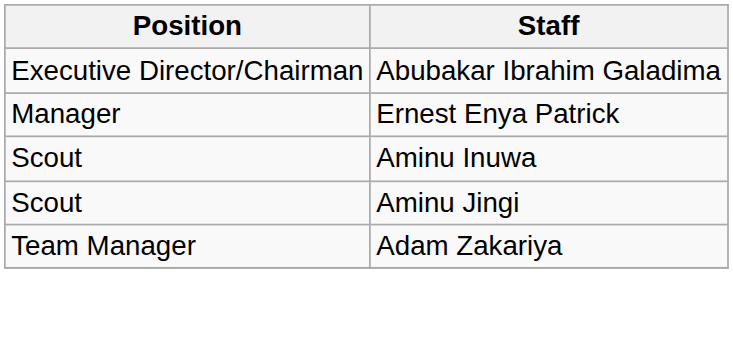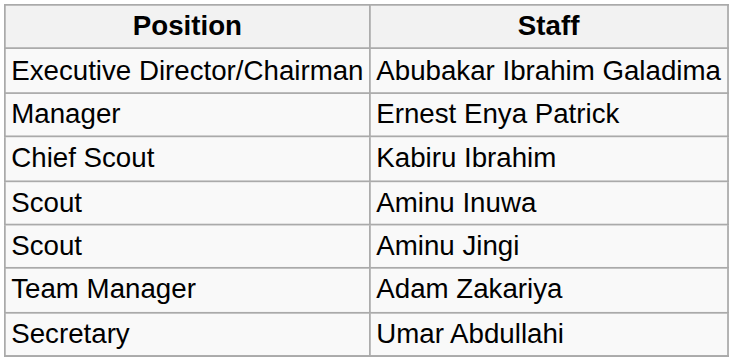+ row: (466, 158)
+ row: (470, 333)
